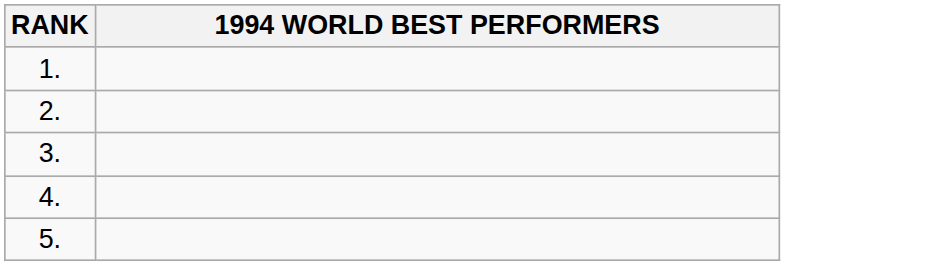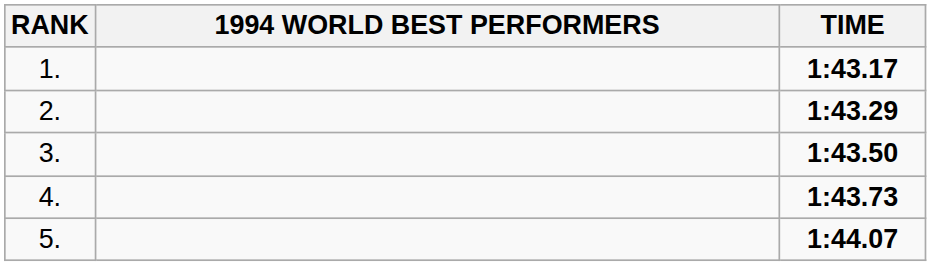+ column: (853, 25)
